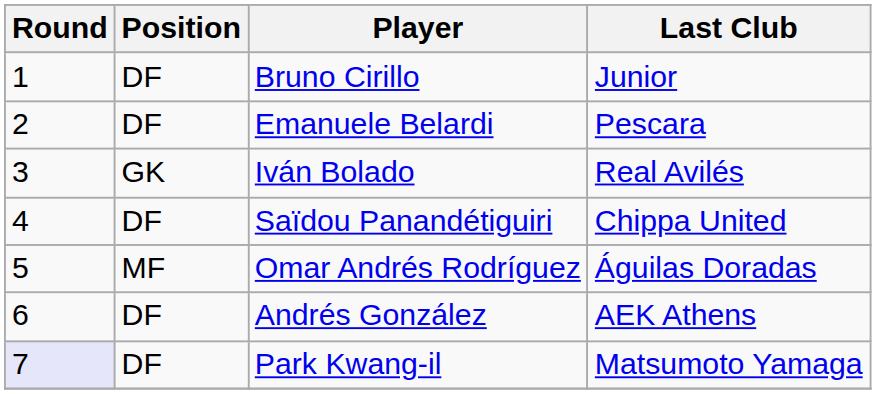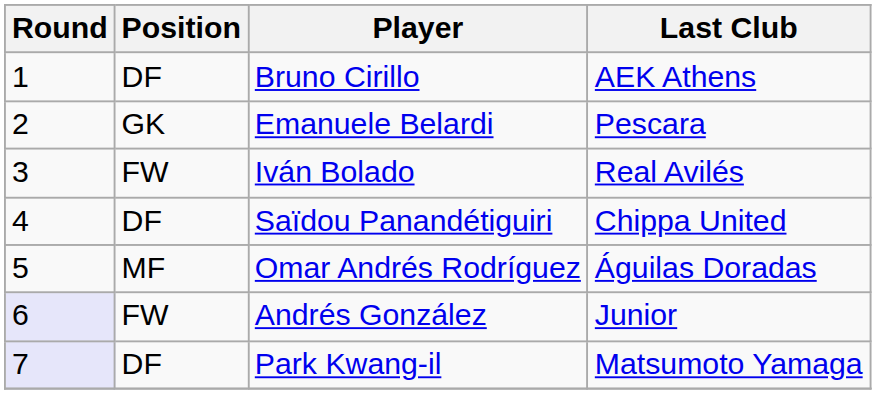(636, 76) Junior -> (676, 76) AEK Athens
(142, 124) DF -> (143, 124) GK
(143, 172) GK -> (145, 172) FW
(20, 316) no background -> (20, 316) lavender background
(142, 316) DF -> (145, 316) FW
(676, 316) AEK Athens -> (636, 316) Junior
